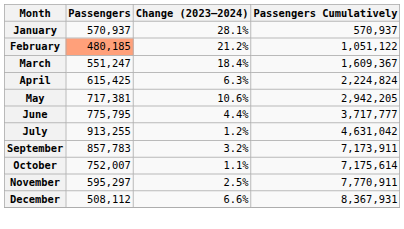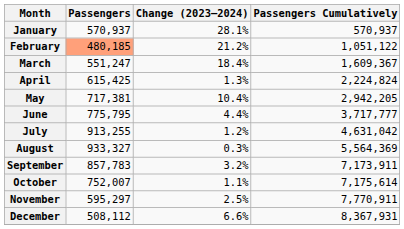(236, 81) 6.3% -> (236, 81) 1.3%
(233, 98) 10.6% -> (233, 98) 10.4%
+ row: (35, 148)
